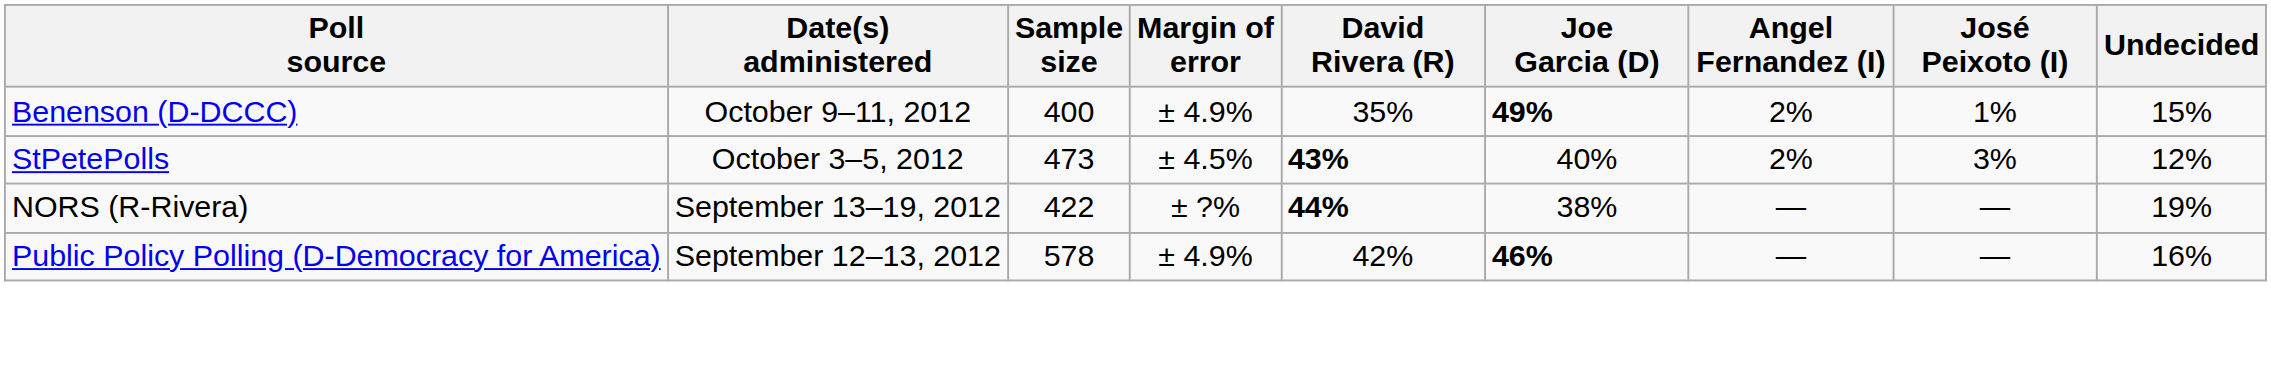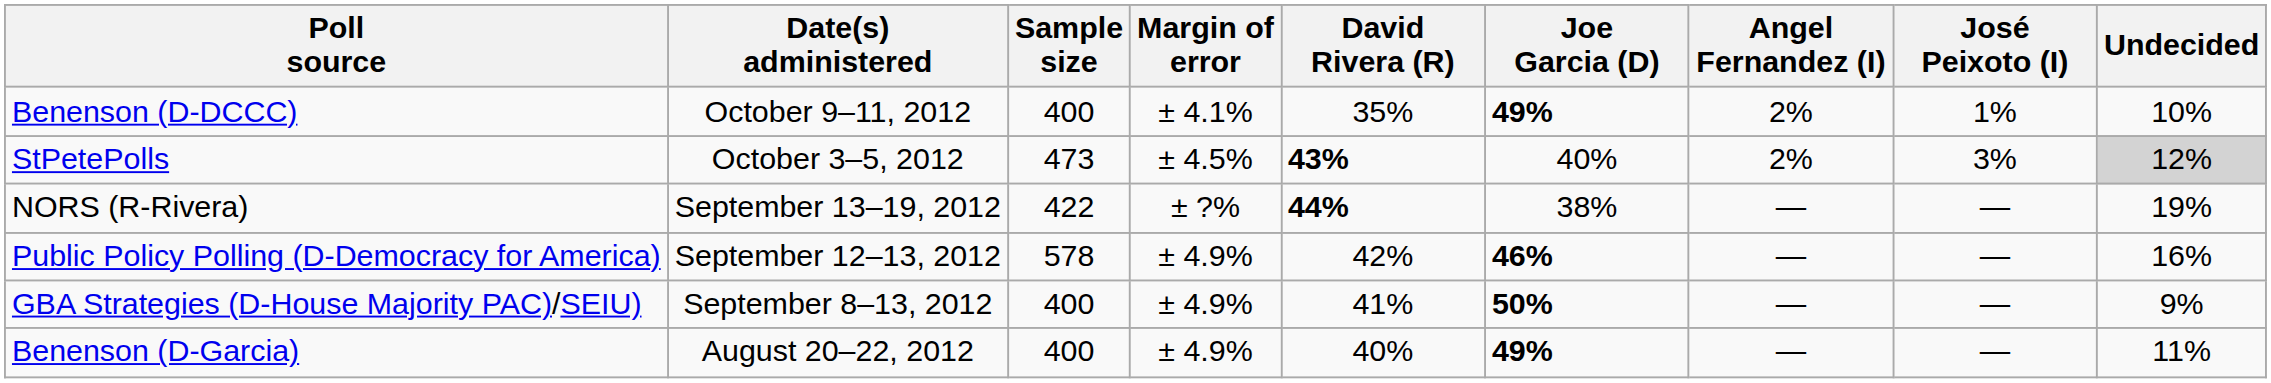(1205, 111) ± 4.9% -> (1205, 111) ± 4.1%
(2182, 111) 15% -> (2182, 111) 10%
(2182, 159) no background -> (2182, 159) lightgrey background
+ row: (327, 303)
+ row: (156, 352)
